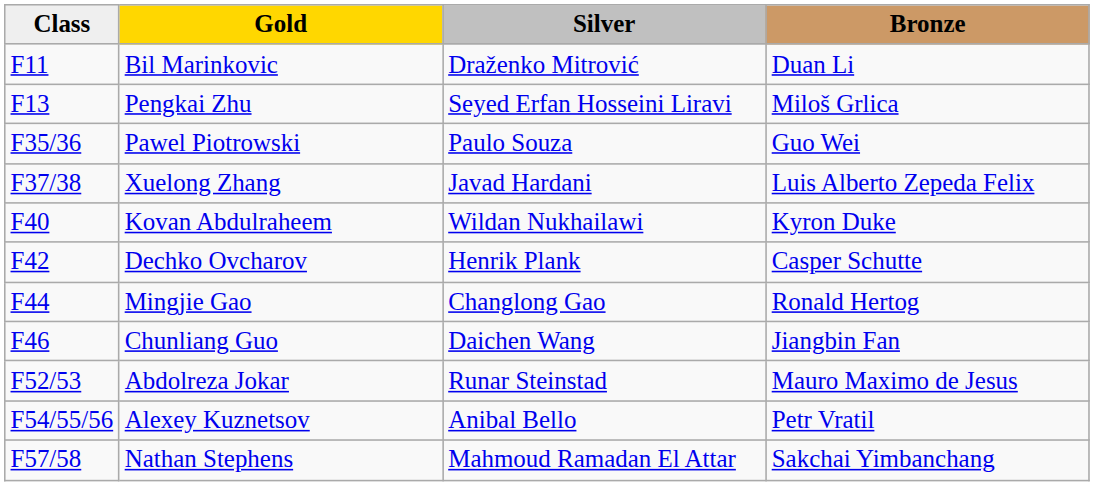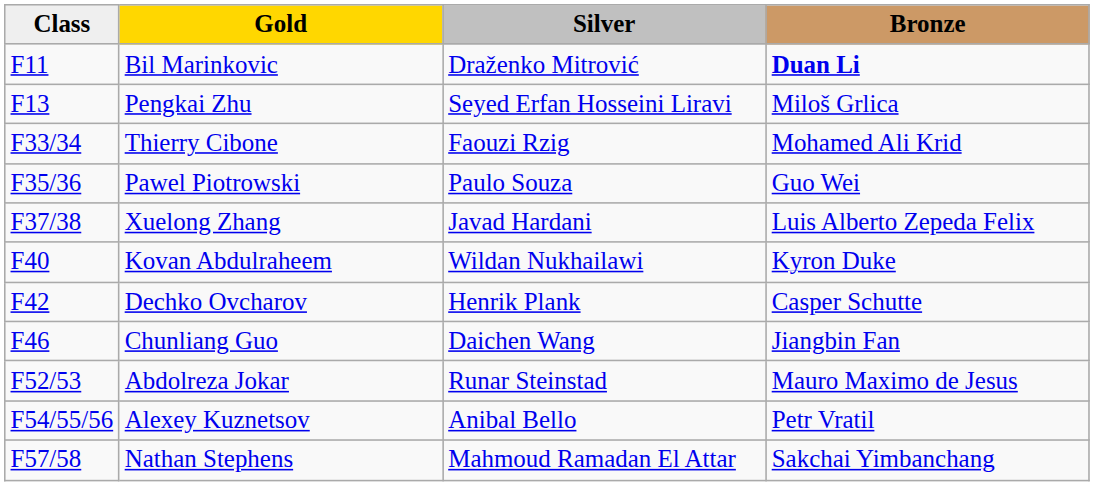(813, 63) normal -> (816, 63) bold
+ row: (201, 143)
- row: (188, 301)
